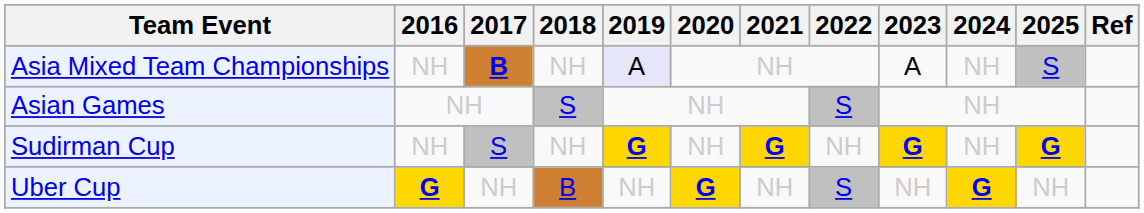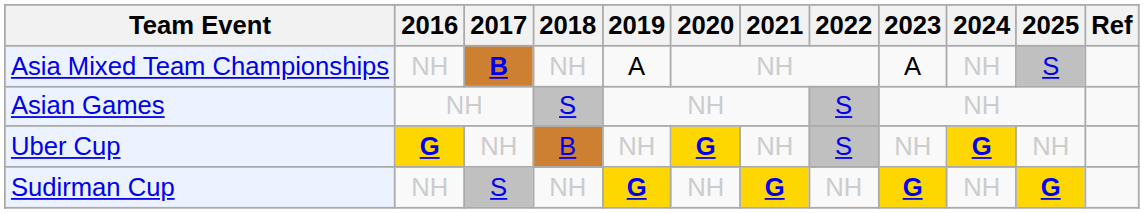(637, 66) lavender background -> (637, 66) no background
rows swapped: (66, 188) <-> (93, 147)
